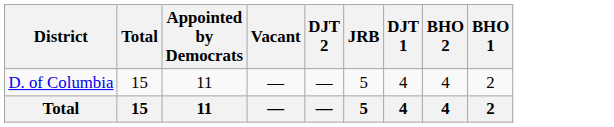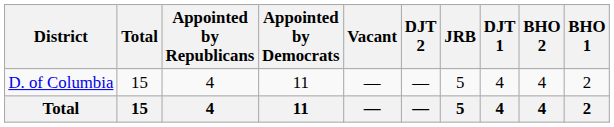+ column: (210, 36)
